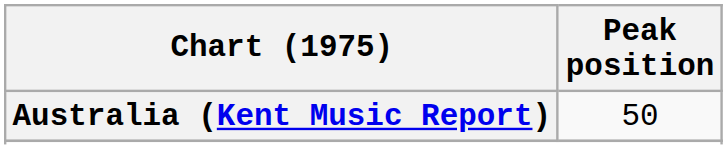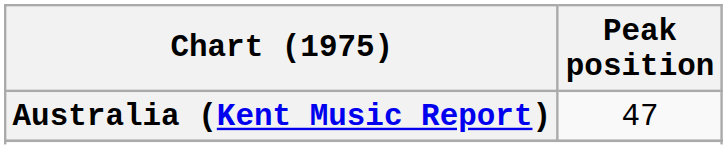(640, 117) 50 -> (640, 117) 47
